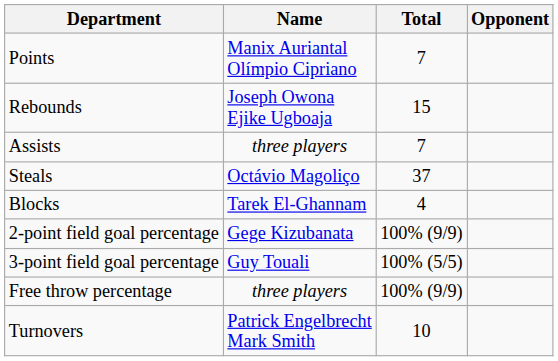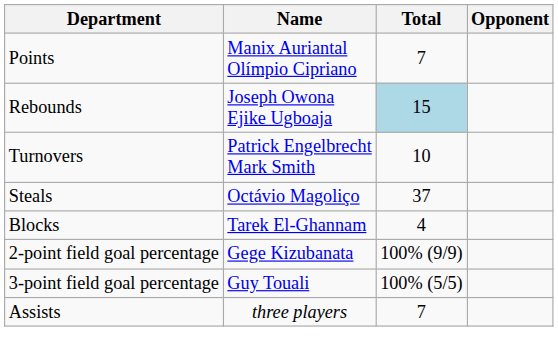(421, 107) no background -> (421, 107) lightblue background
rows swapped: (35, 146) <-> (46, 330)
- row: (90, 291)
